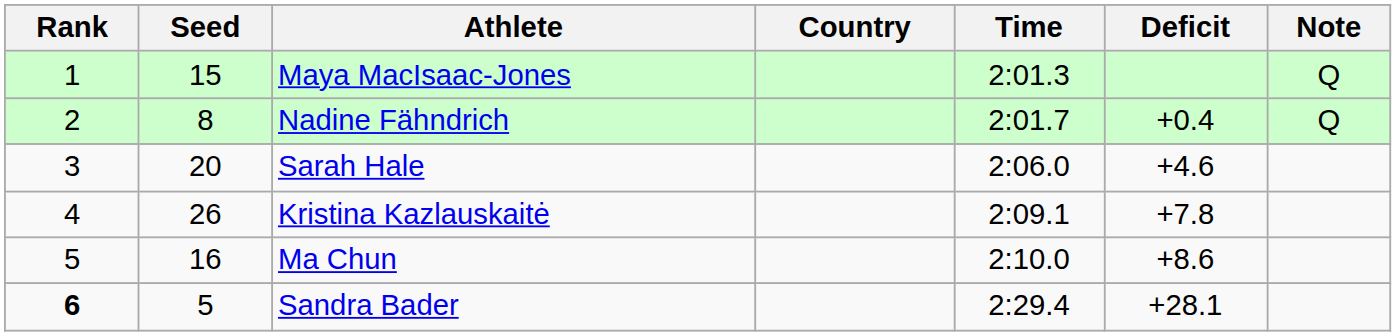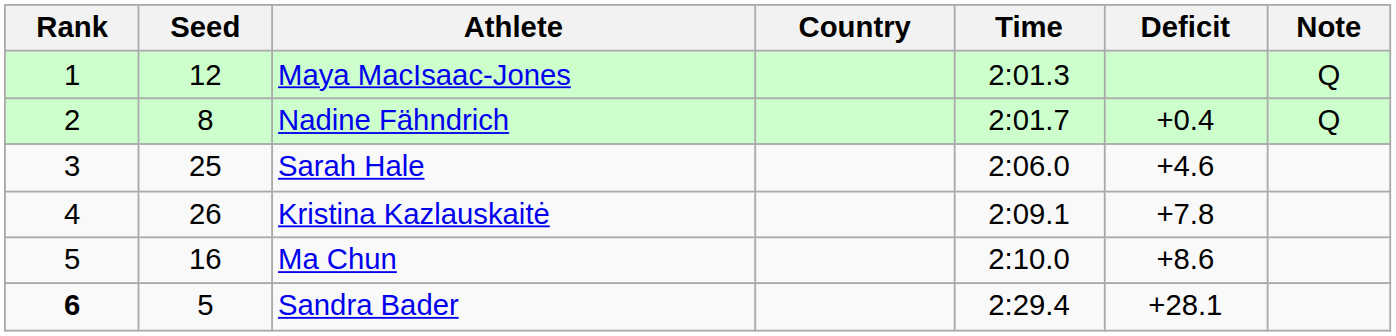(205, 74) 15 -> (205, 74) 12
(205, 167) 20 -> (205, 167) 25
